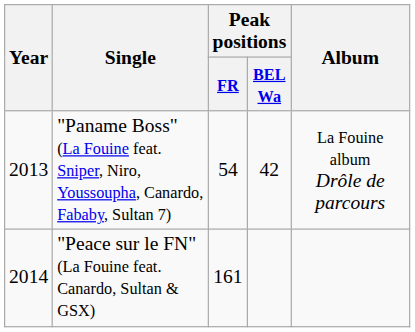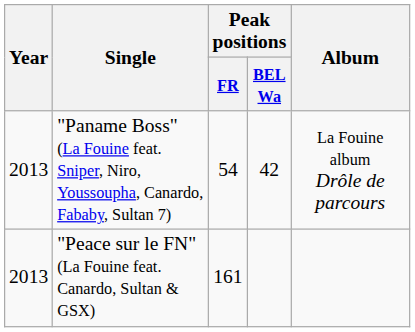(29, 277) 2014 -> (29, 277) 2013
